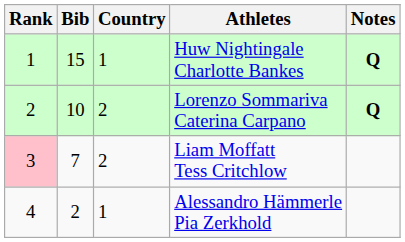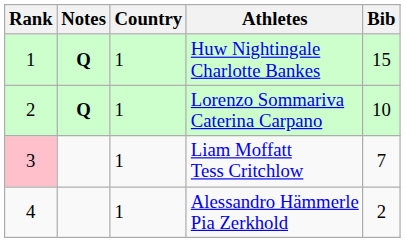columns swapped: (75, 19) <-> (373, 19)
(103, 110) 2 -> (119, 110) 1
(103, 161) 2 -> (119, 161) 1
